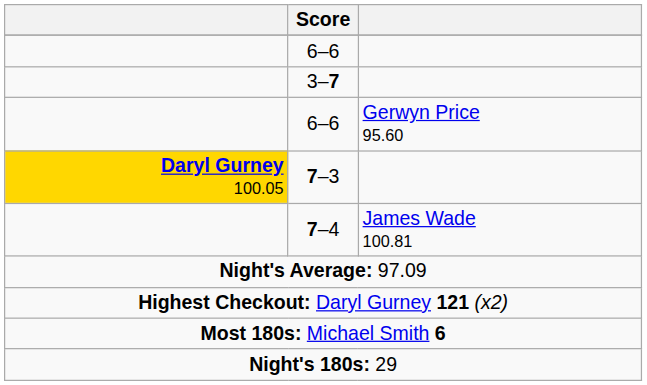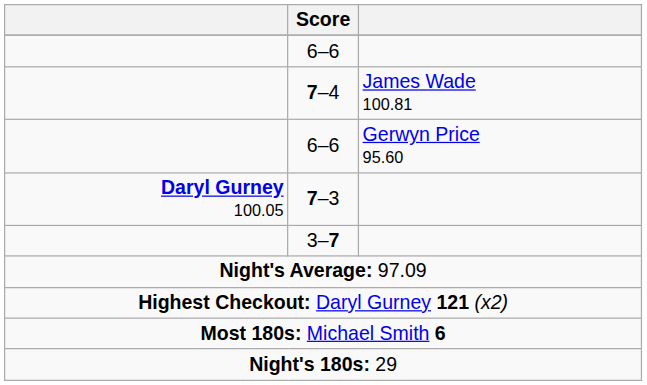rows swapped: (323, 229) <-> (323, 81)
(222, 176) gold background -> (222, 198) no background
